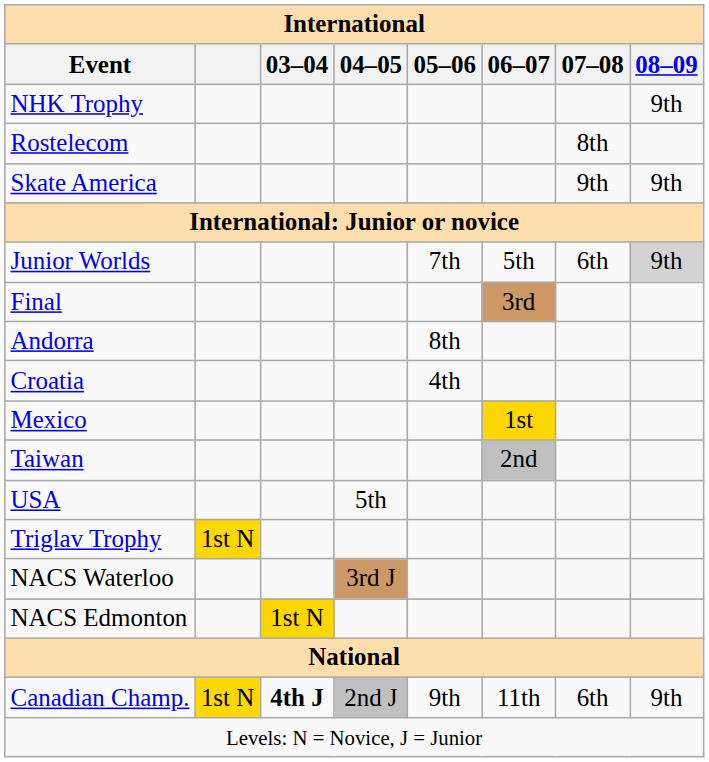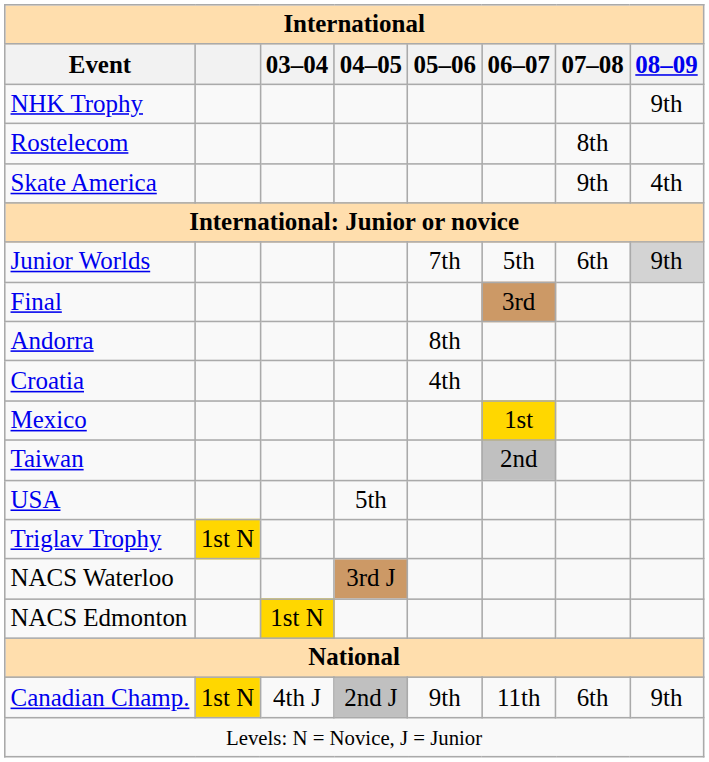(667, 182) 9th -> (667, 182) 4th
(297, 697) bold -> (297, 697) normal
